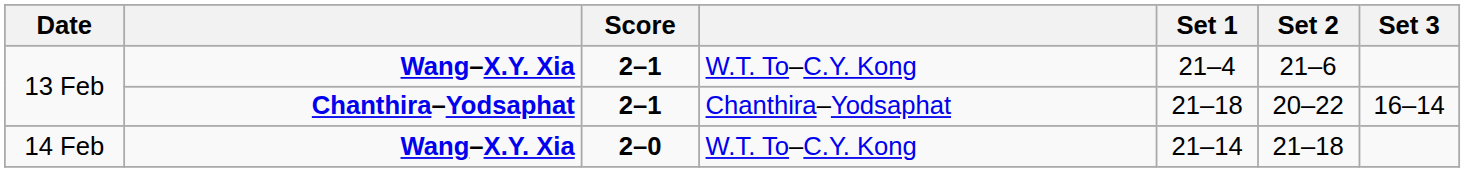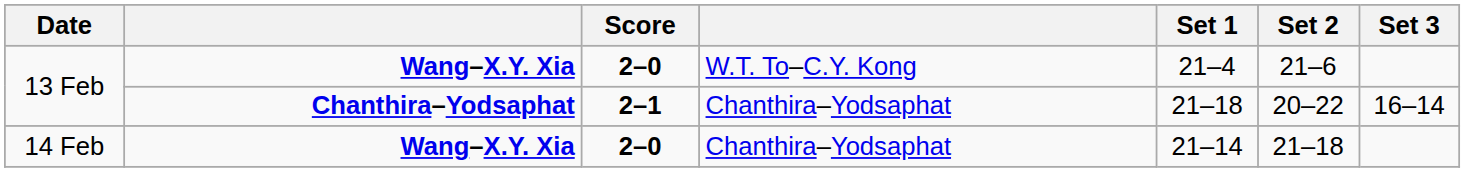(640, 66) 2–1 -> (640, 66) 2–0
(811, 147) W.T. To–C.Y. Kong -> (828, 147) Chanthira–Yodsaphat
